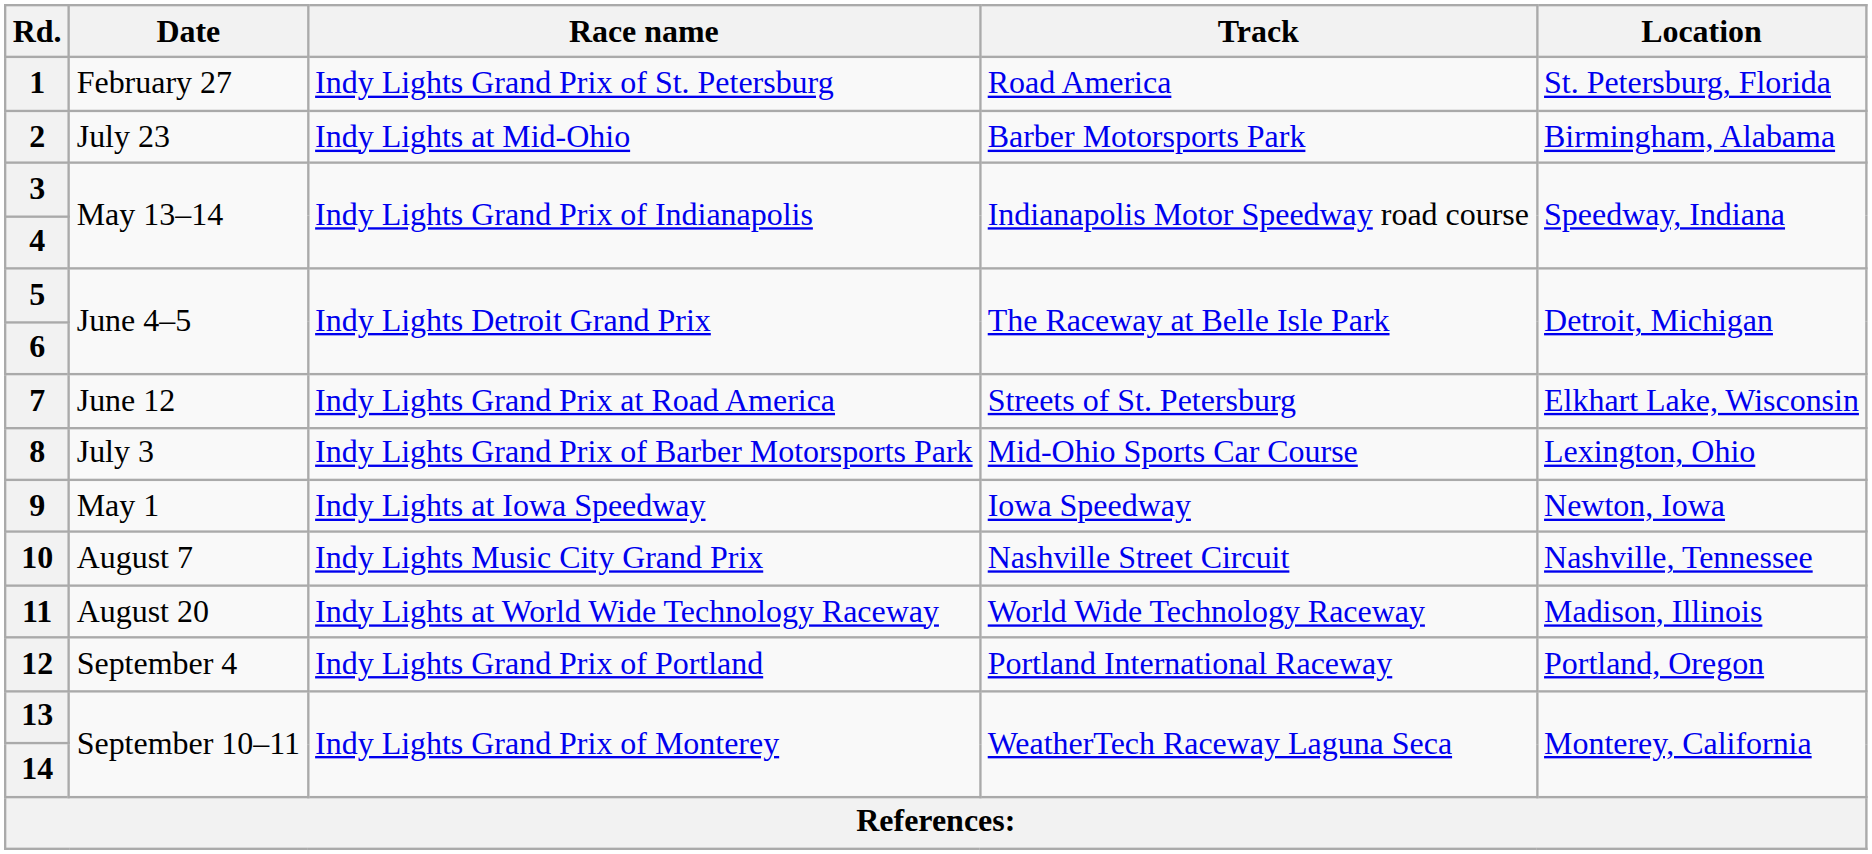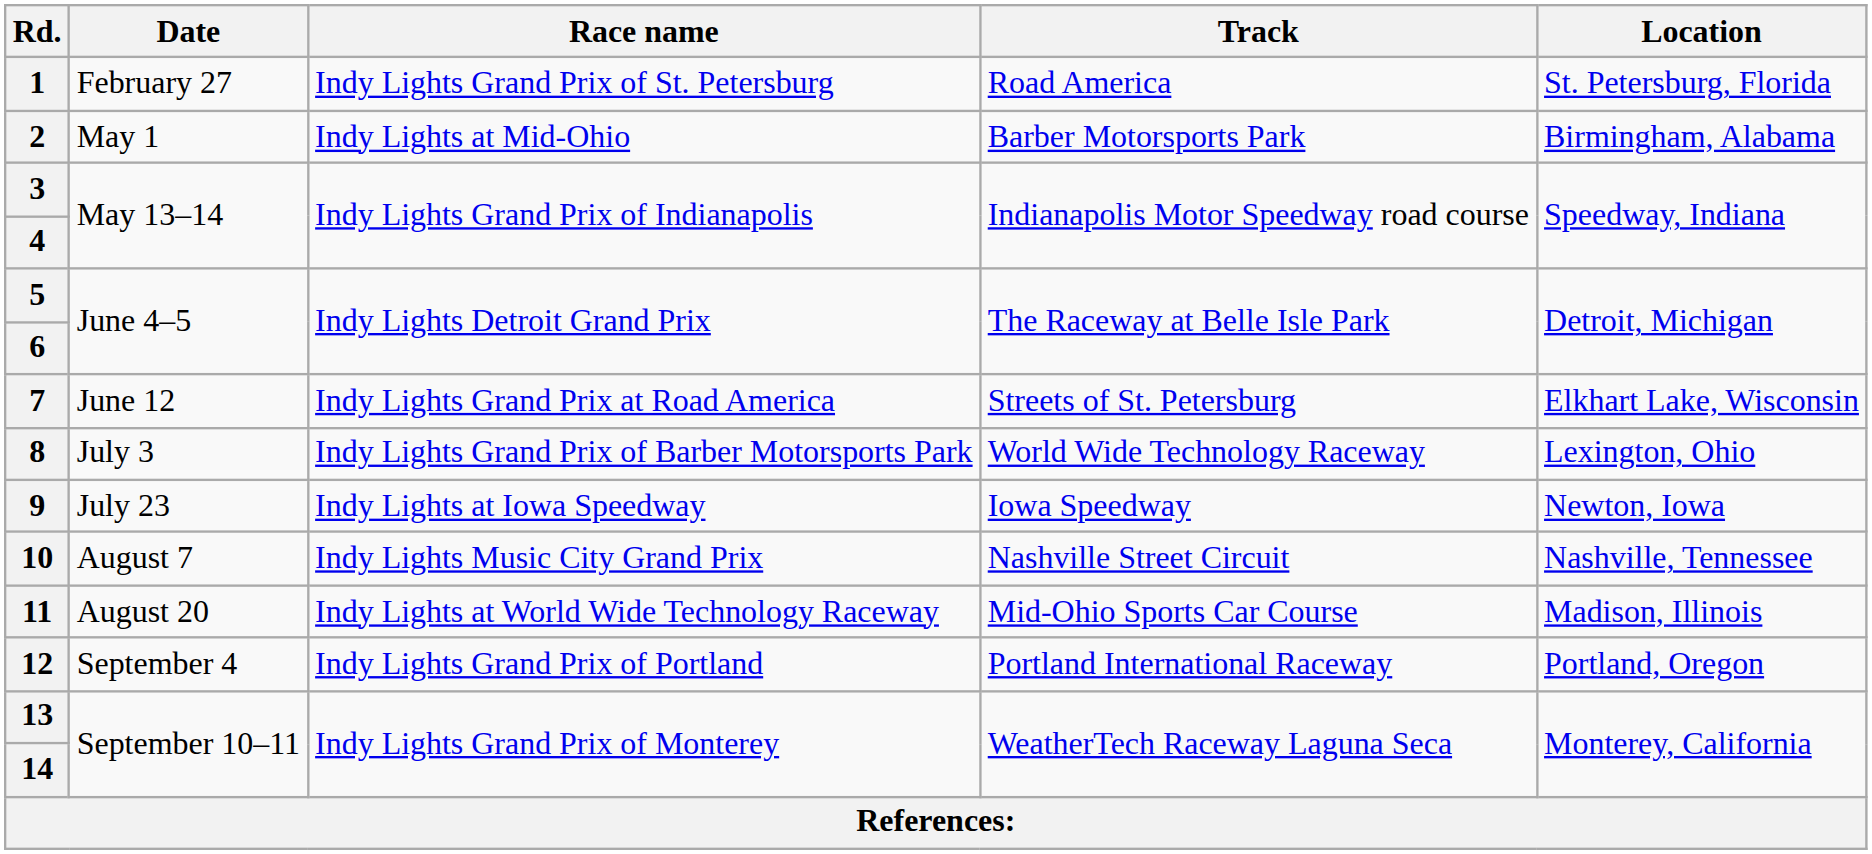(123, 135) July 23 -> (118, 135) May 1
(1173, 452) Mid-Ohio Sports Car Course -> (1206, 452) World Wide Technology Raceway
(118, 505) May 1 -> (123, 505) July 23
(1206, 610) World Wide Technology Raceway -> (1173, 610) Mid-Ohio Sports Car Course
